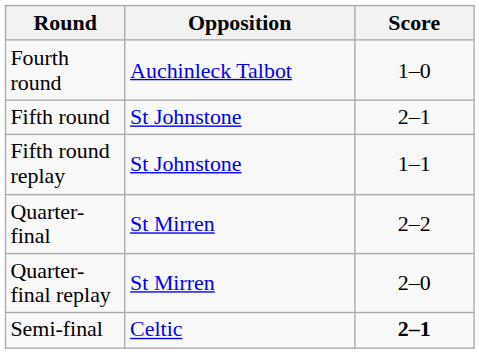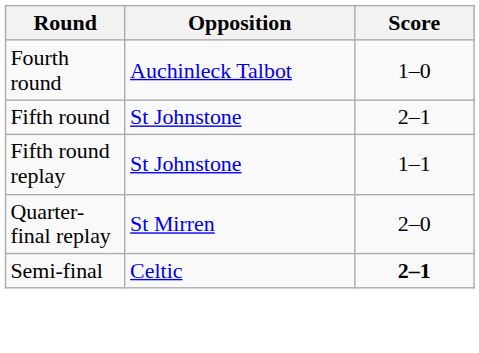- row: (47, 223)
